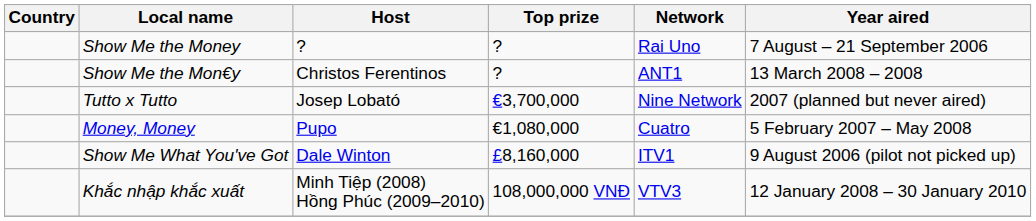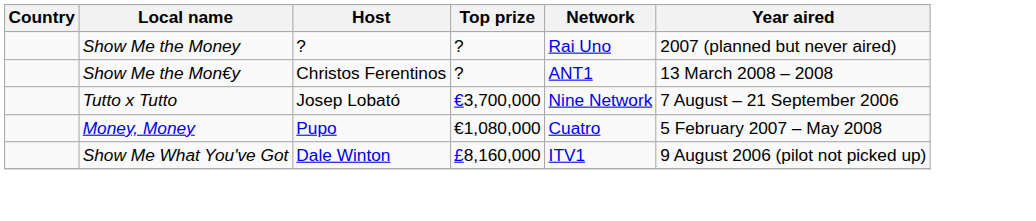(869, 45) 7 August – 21 September 2006 -> (778, 45) 2007 (planned but never aired)
(868, 100) 2007 (planned but never aired) -> (779, 100) 7 August – 21 September 2006
- row: (163, 192)
